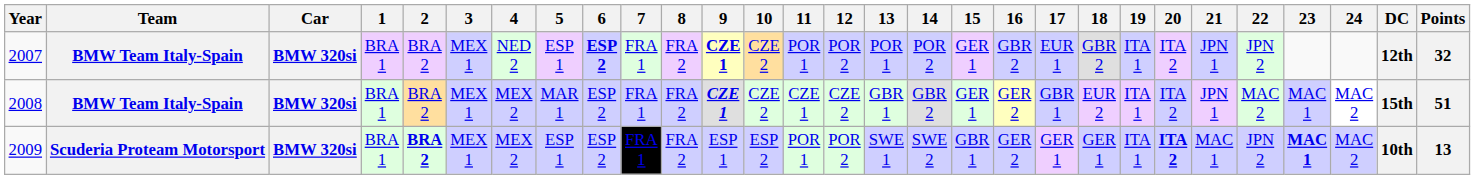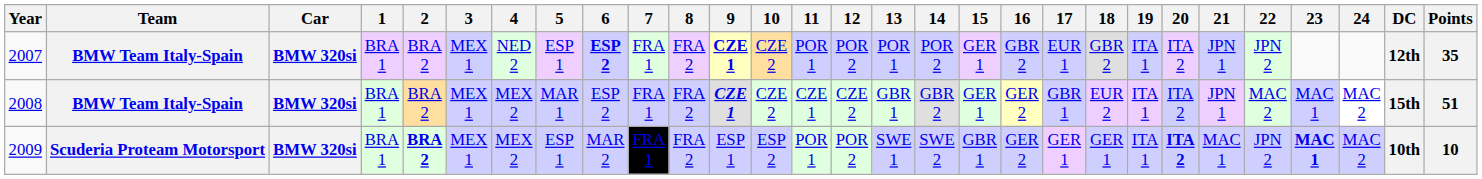(1443, 55) 32 -> (1450, 55) 35
(602, 149) ESP 2 -> (605, 149) MAR 2
(1443, 149) 13 -> (1450, 149) 10
